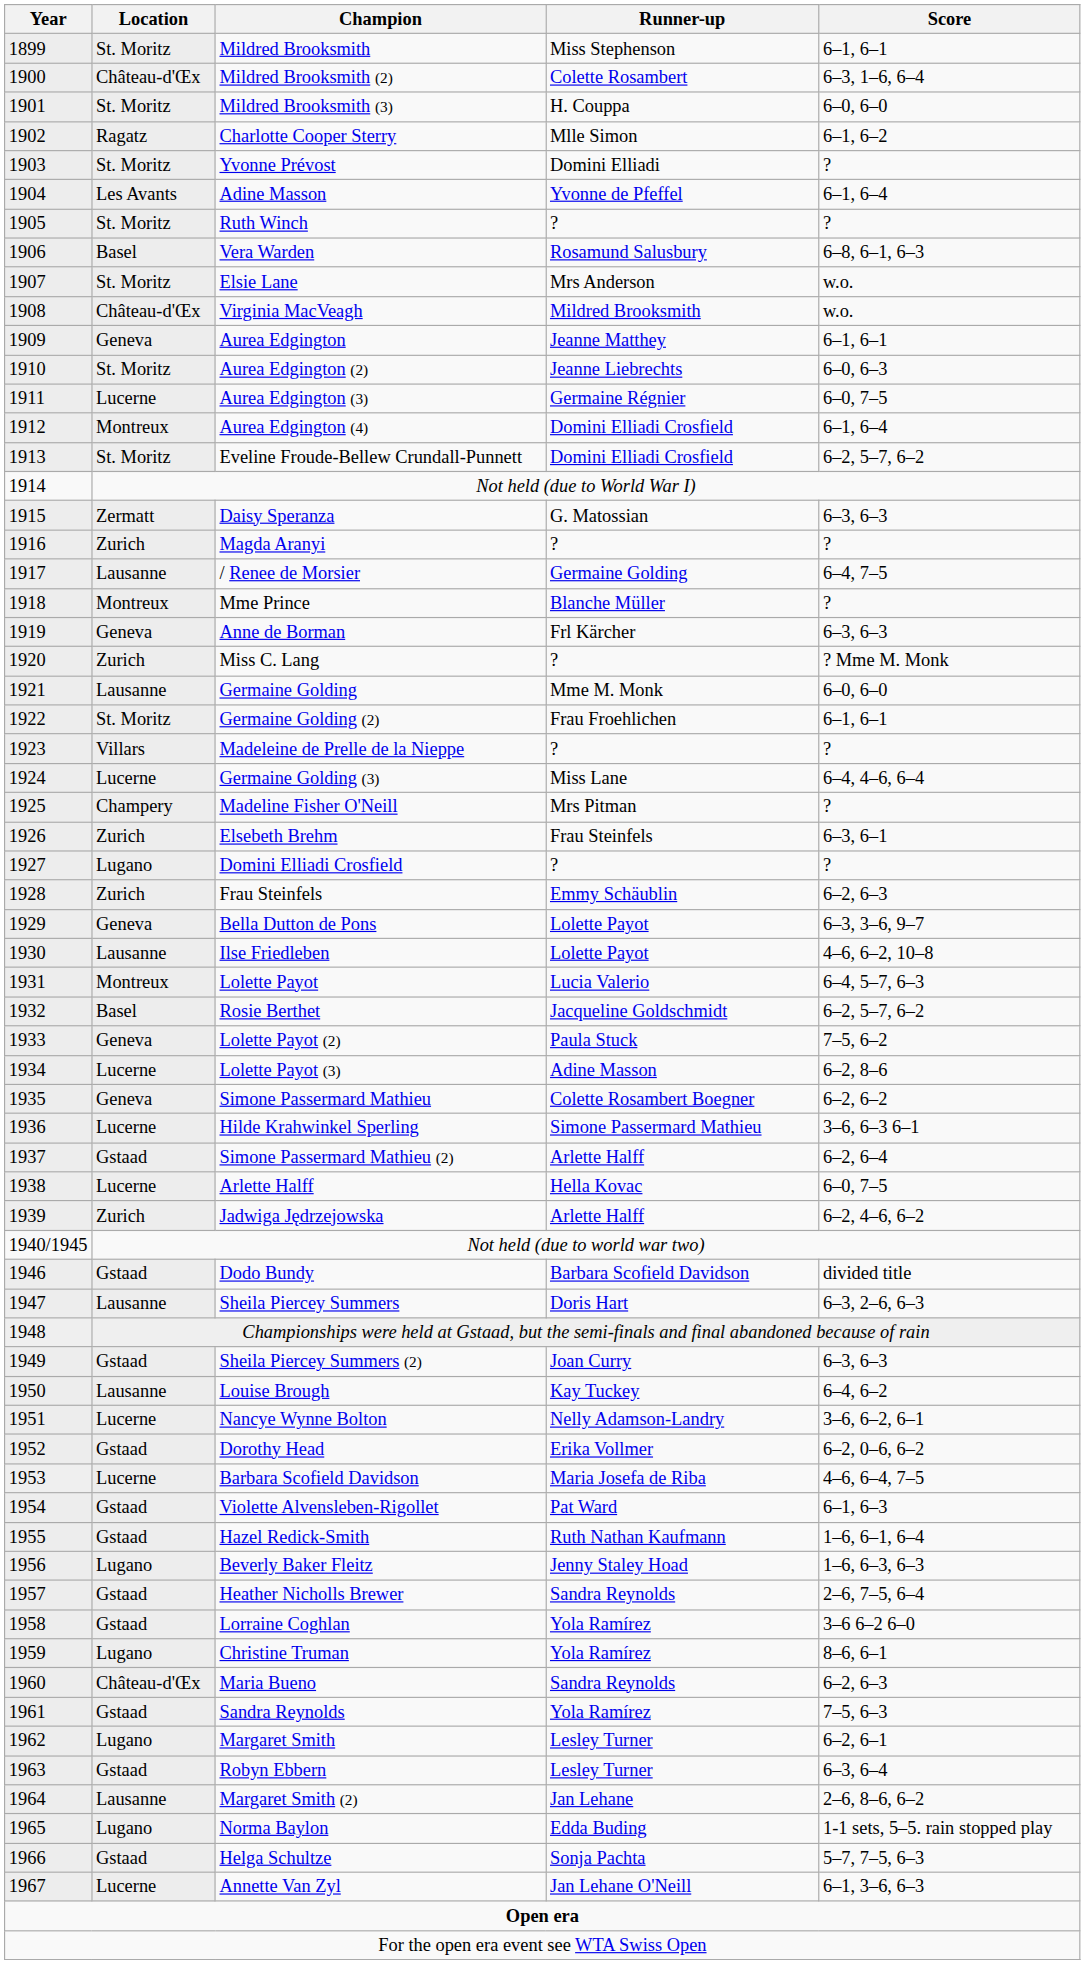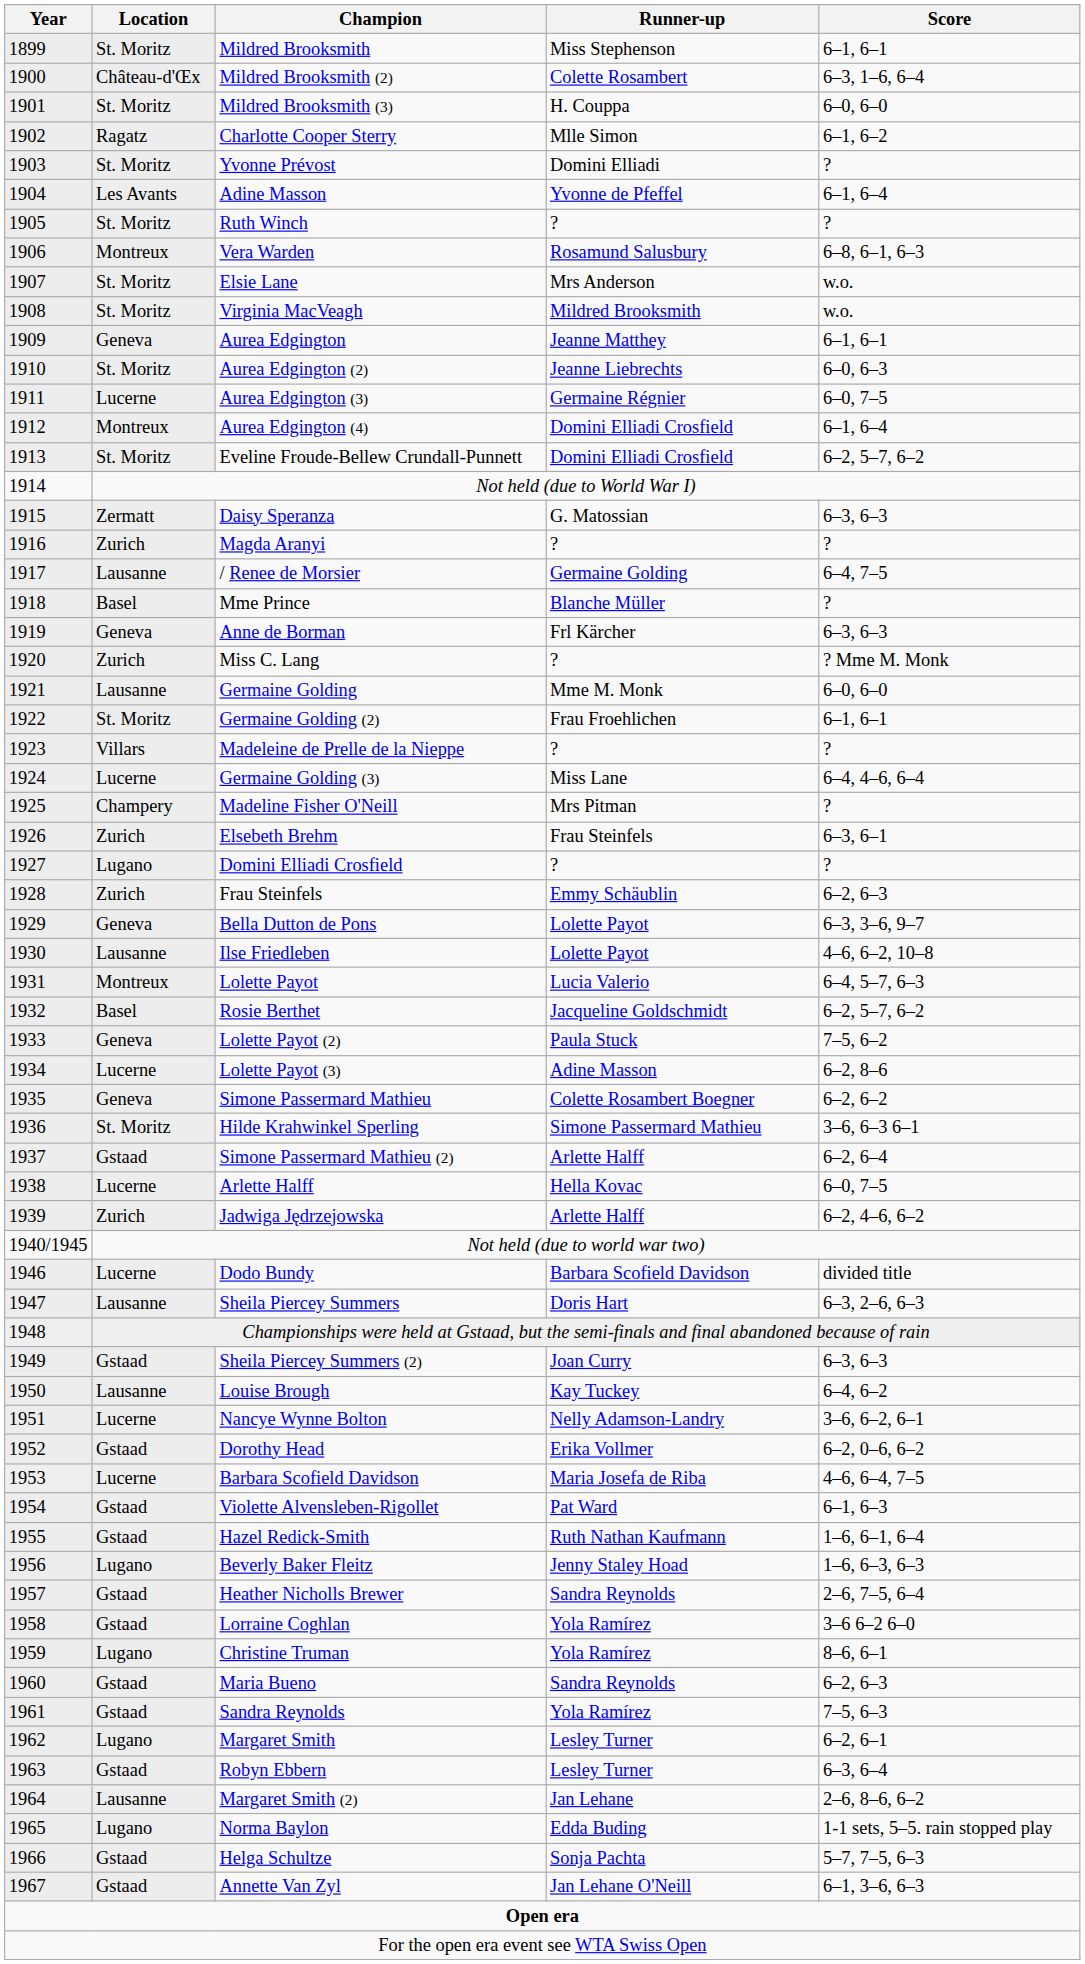(116, 252) Basel -> (132, 252) Montreux
(148, 310) Château-d'Œx -> (133, 310) St. Moritz
(132, 602) Montreux -> (116, 602) Basel
(126, 1127) Lucerne -> (133, 1127) St. Moritz
(122, 1273) Gstaad -> (126, 1273) Lucerne
(148, 1682) Château-d'Œx -> (122, 1682) Gstaad
(126, 1886) Lucerne -> (122, 1886) Gstaad
